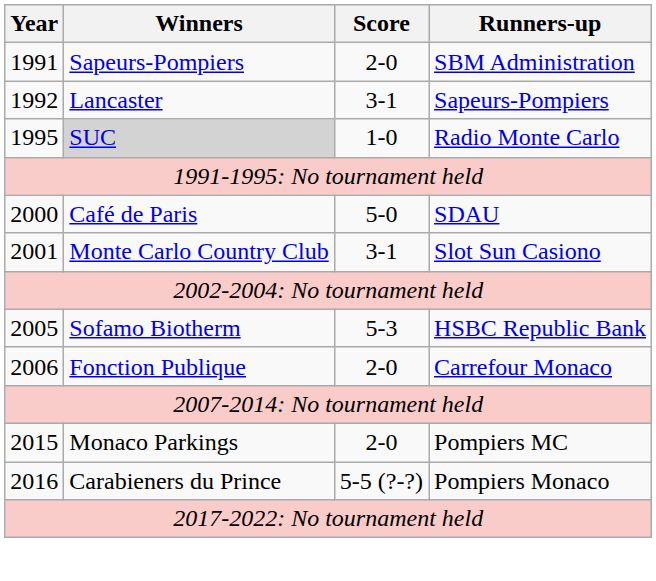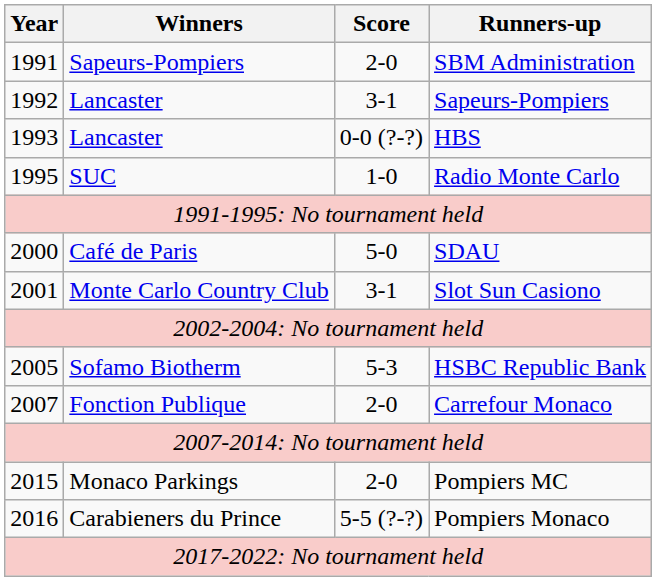+ row: (457, 137)
(93, 137) lightgrey background -> (93, 175) no background
(34, 366) 2006 -> (34, 404) 2007
